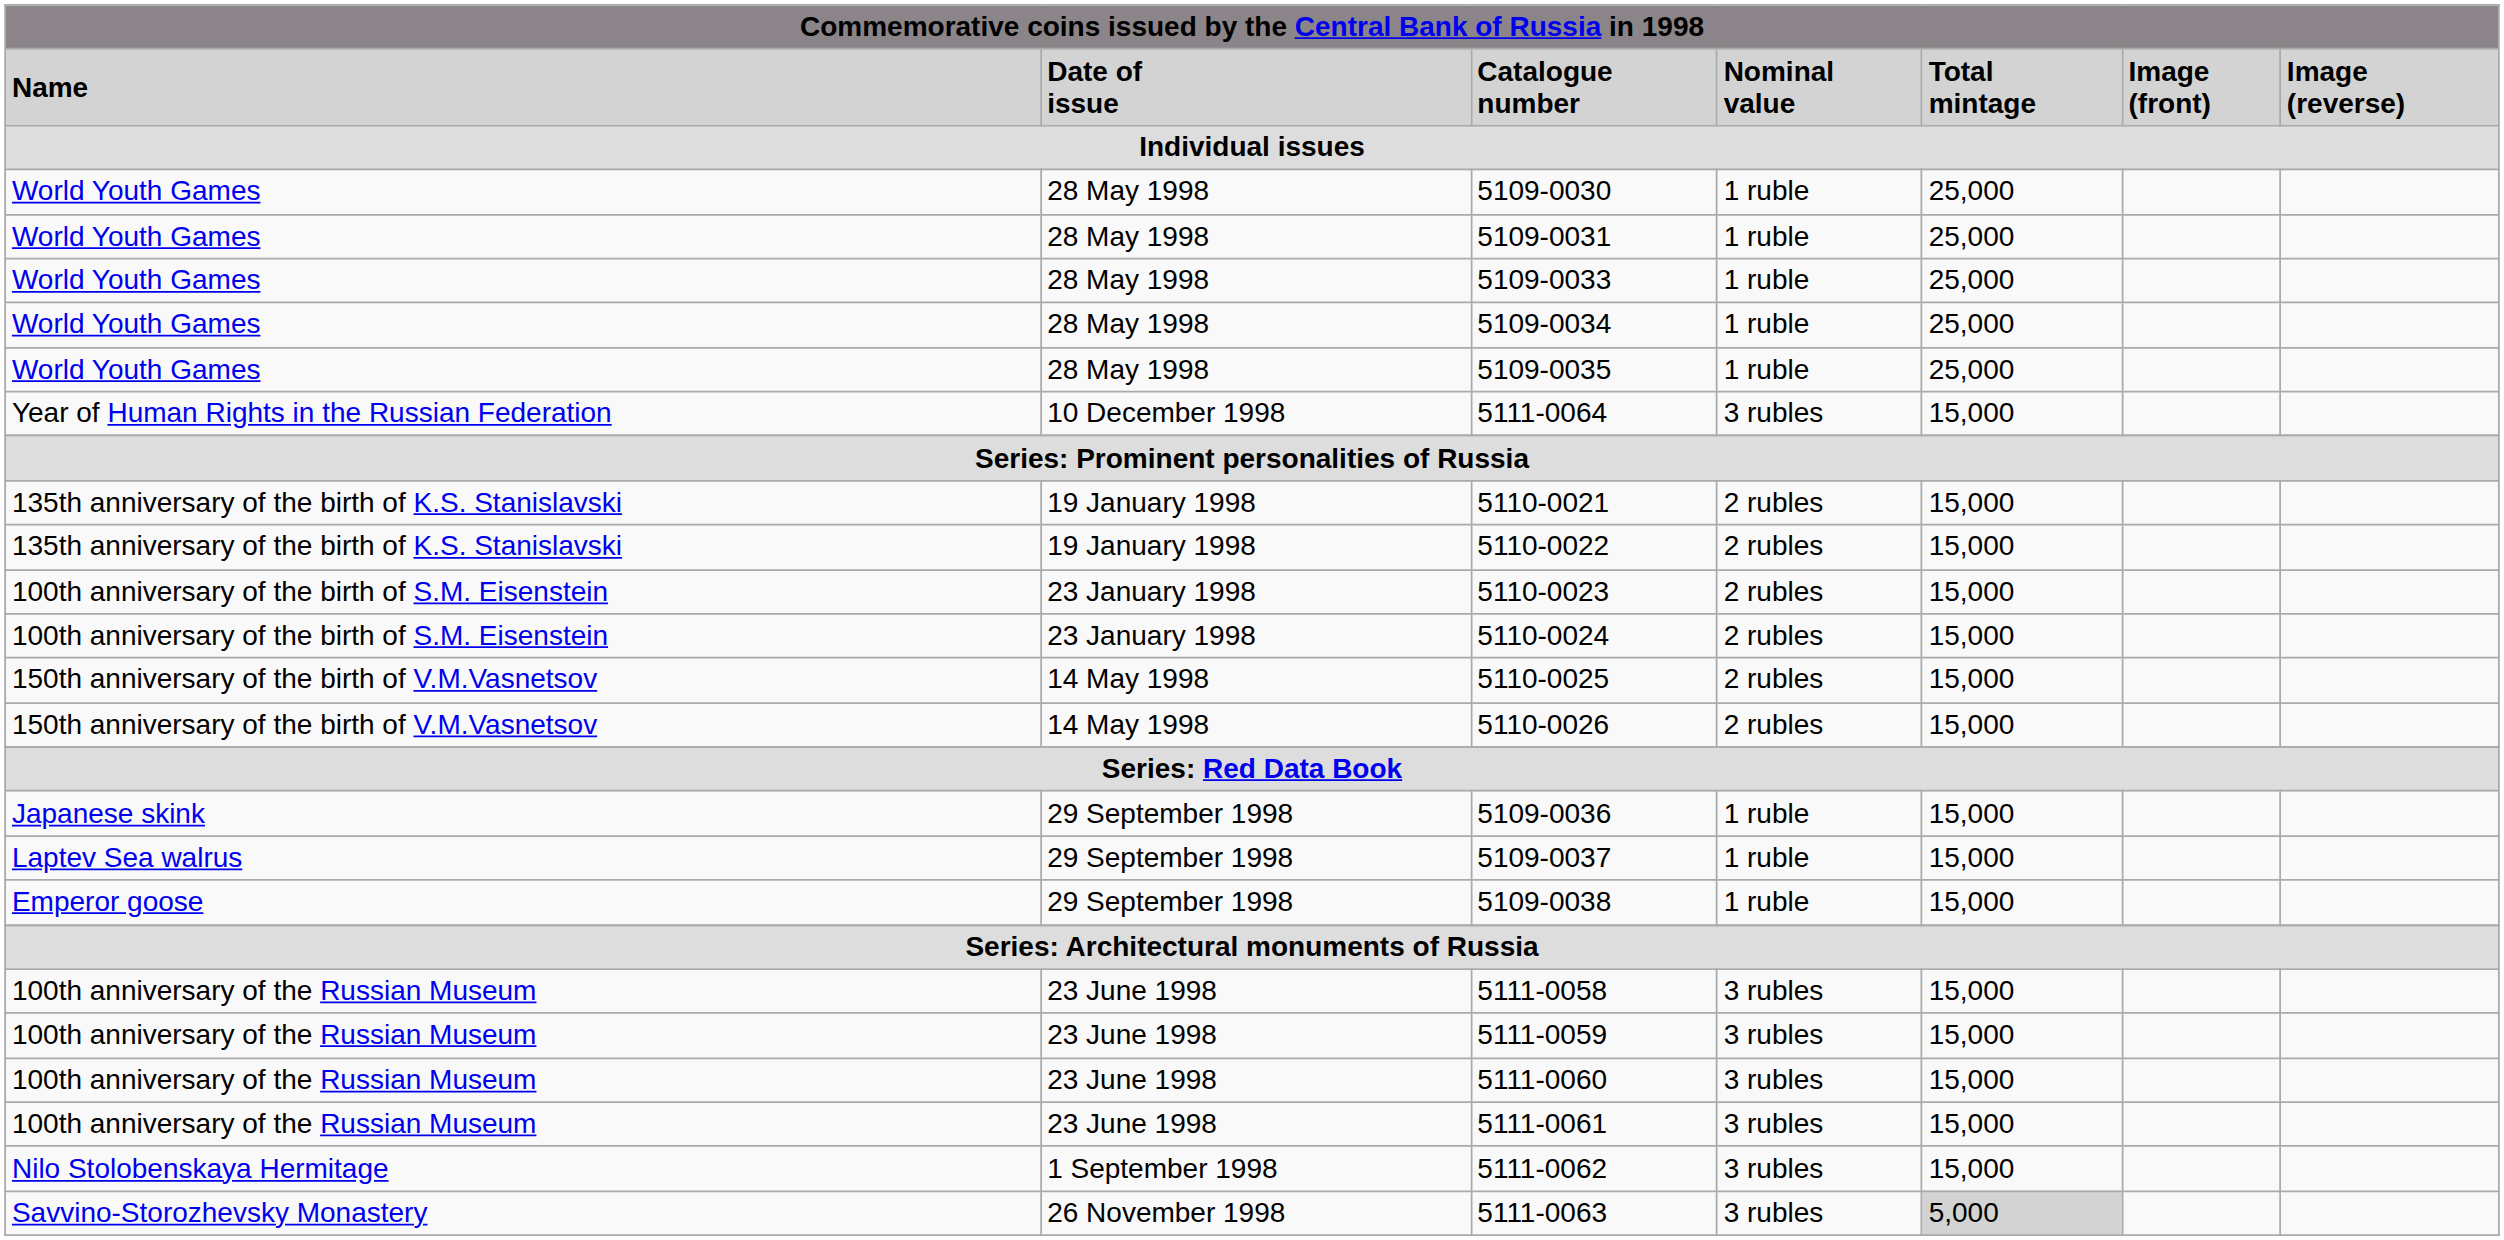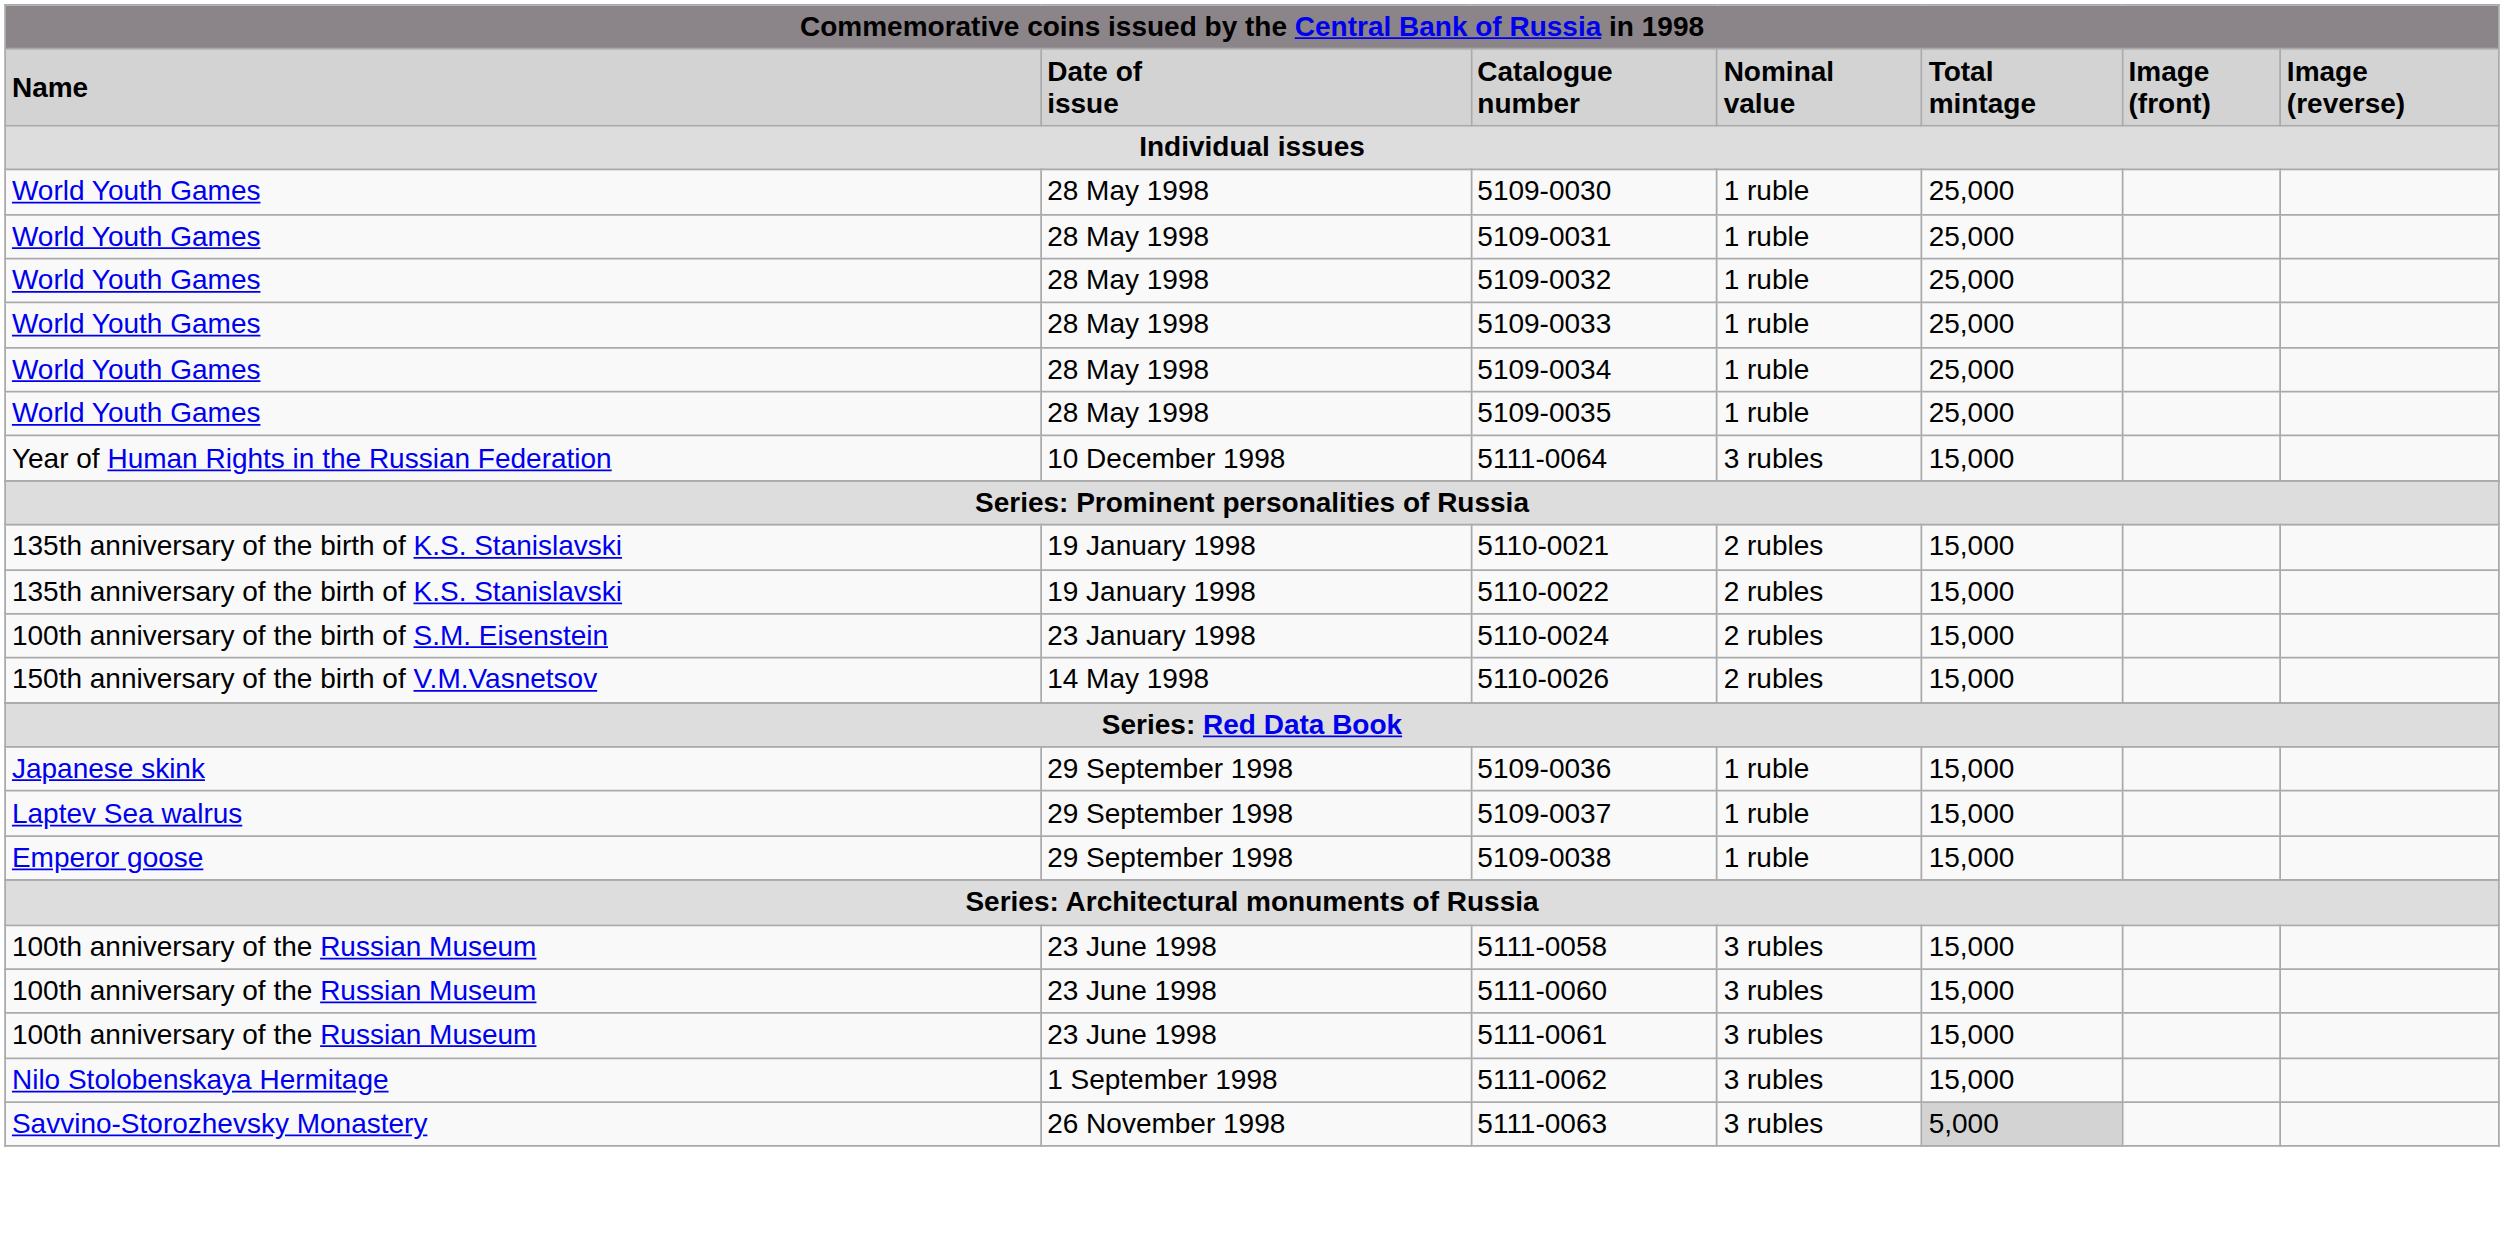+ row: (1544, 280)
- row: (1543, 591)
- row: (1543, 679)
- row: (1542, 1035)
